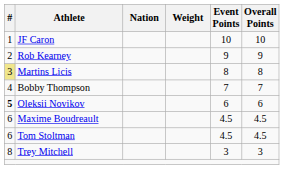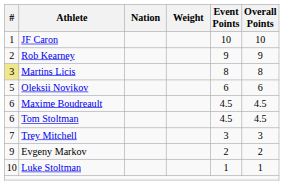- row: (54, 87)
(10, 103) bold -> (12, 87) normal
(10, 151) 8 -> (12, 135) 7
+ row: (54, 151)
+ row: (51, 167)
